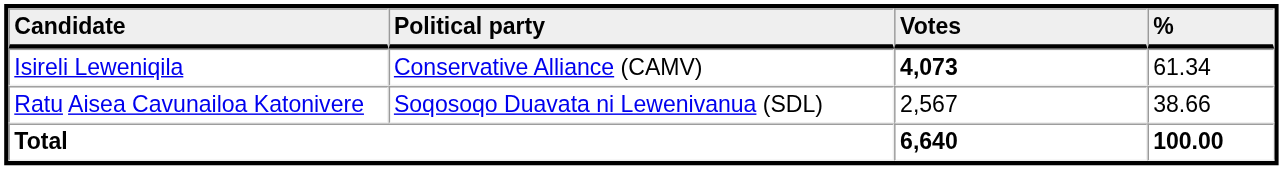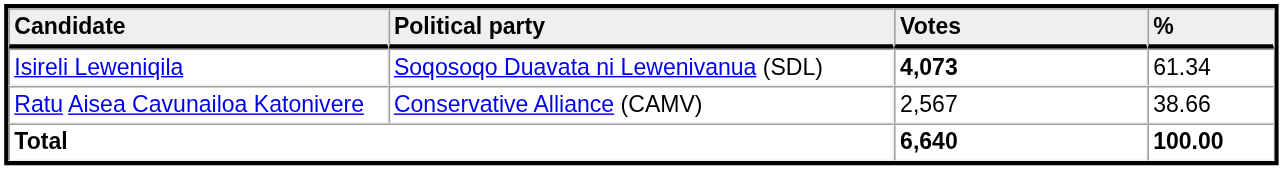(548, 67) Conservative Alliance (CAMV) -> (608, 67) Soqosoqo Duavata ni Lewenivanua (SDL)
(608, 104) Soqosoqo Duavata ni Lewenivanua (SDL) -> (548, 104) Conservative Alliance (CAMV)
